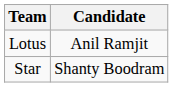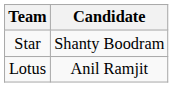rows swapped: (27, 69) <-> (27, 43)
